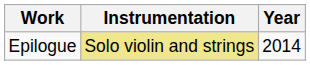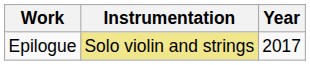(282, 45) 2014 -> (282, 45) 2017
